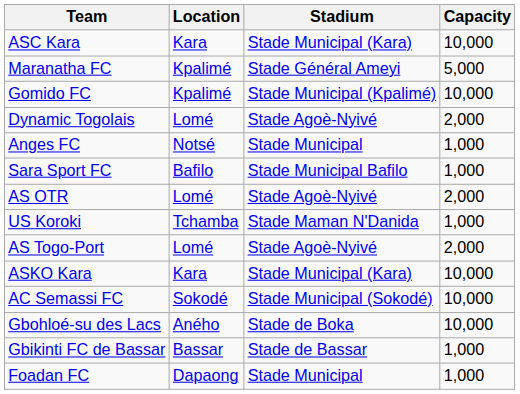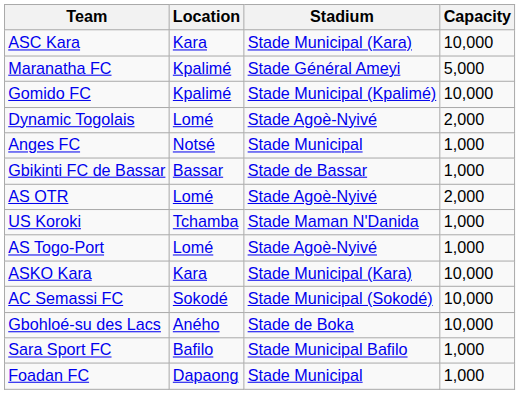rows swapped: (60, 171) <-> (87, 350)
(464, 247) 2,000 -> (464, 247) 1,000
